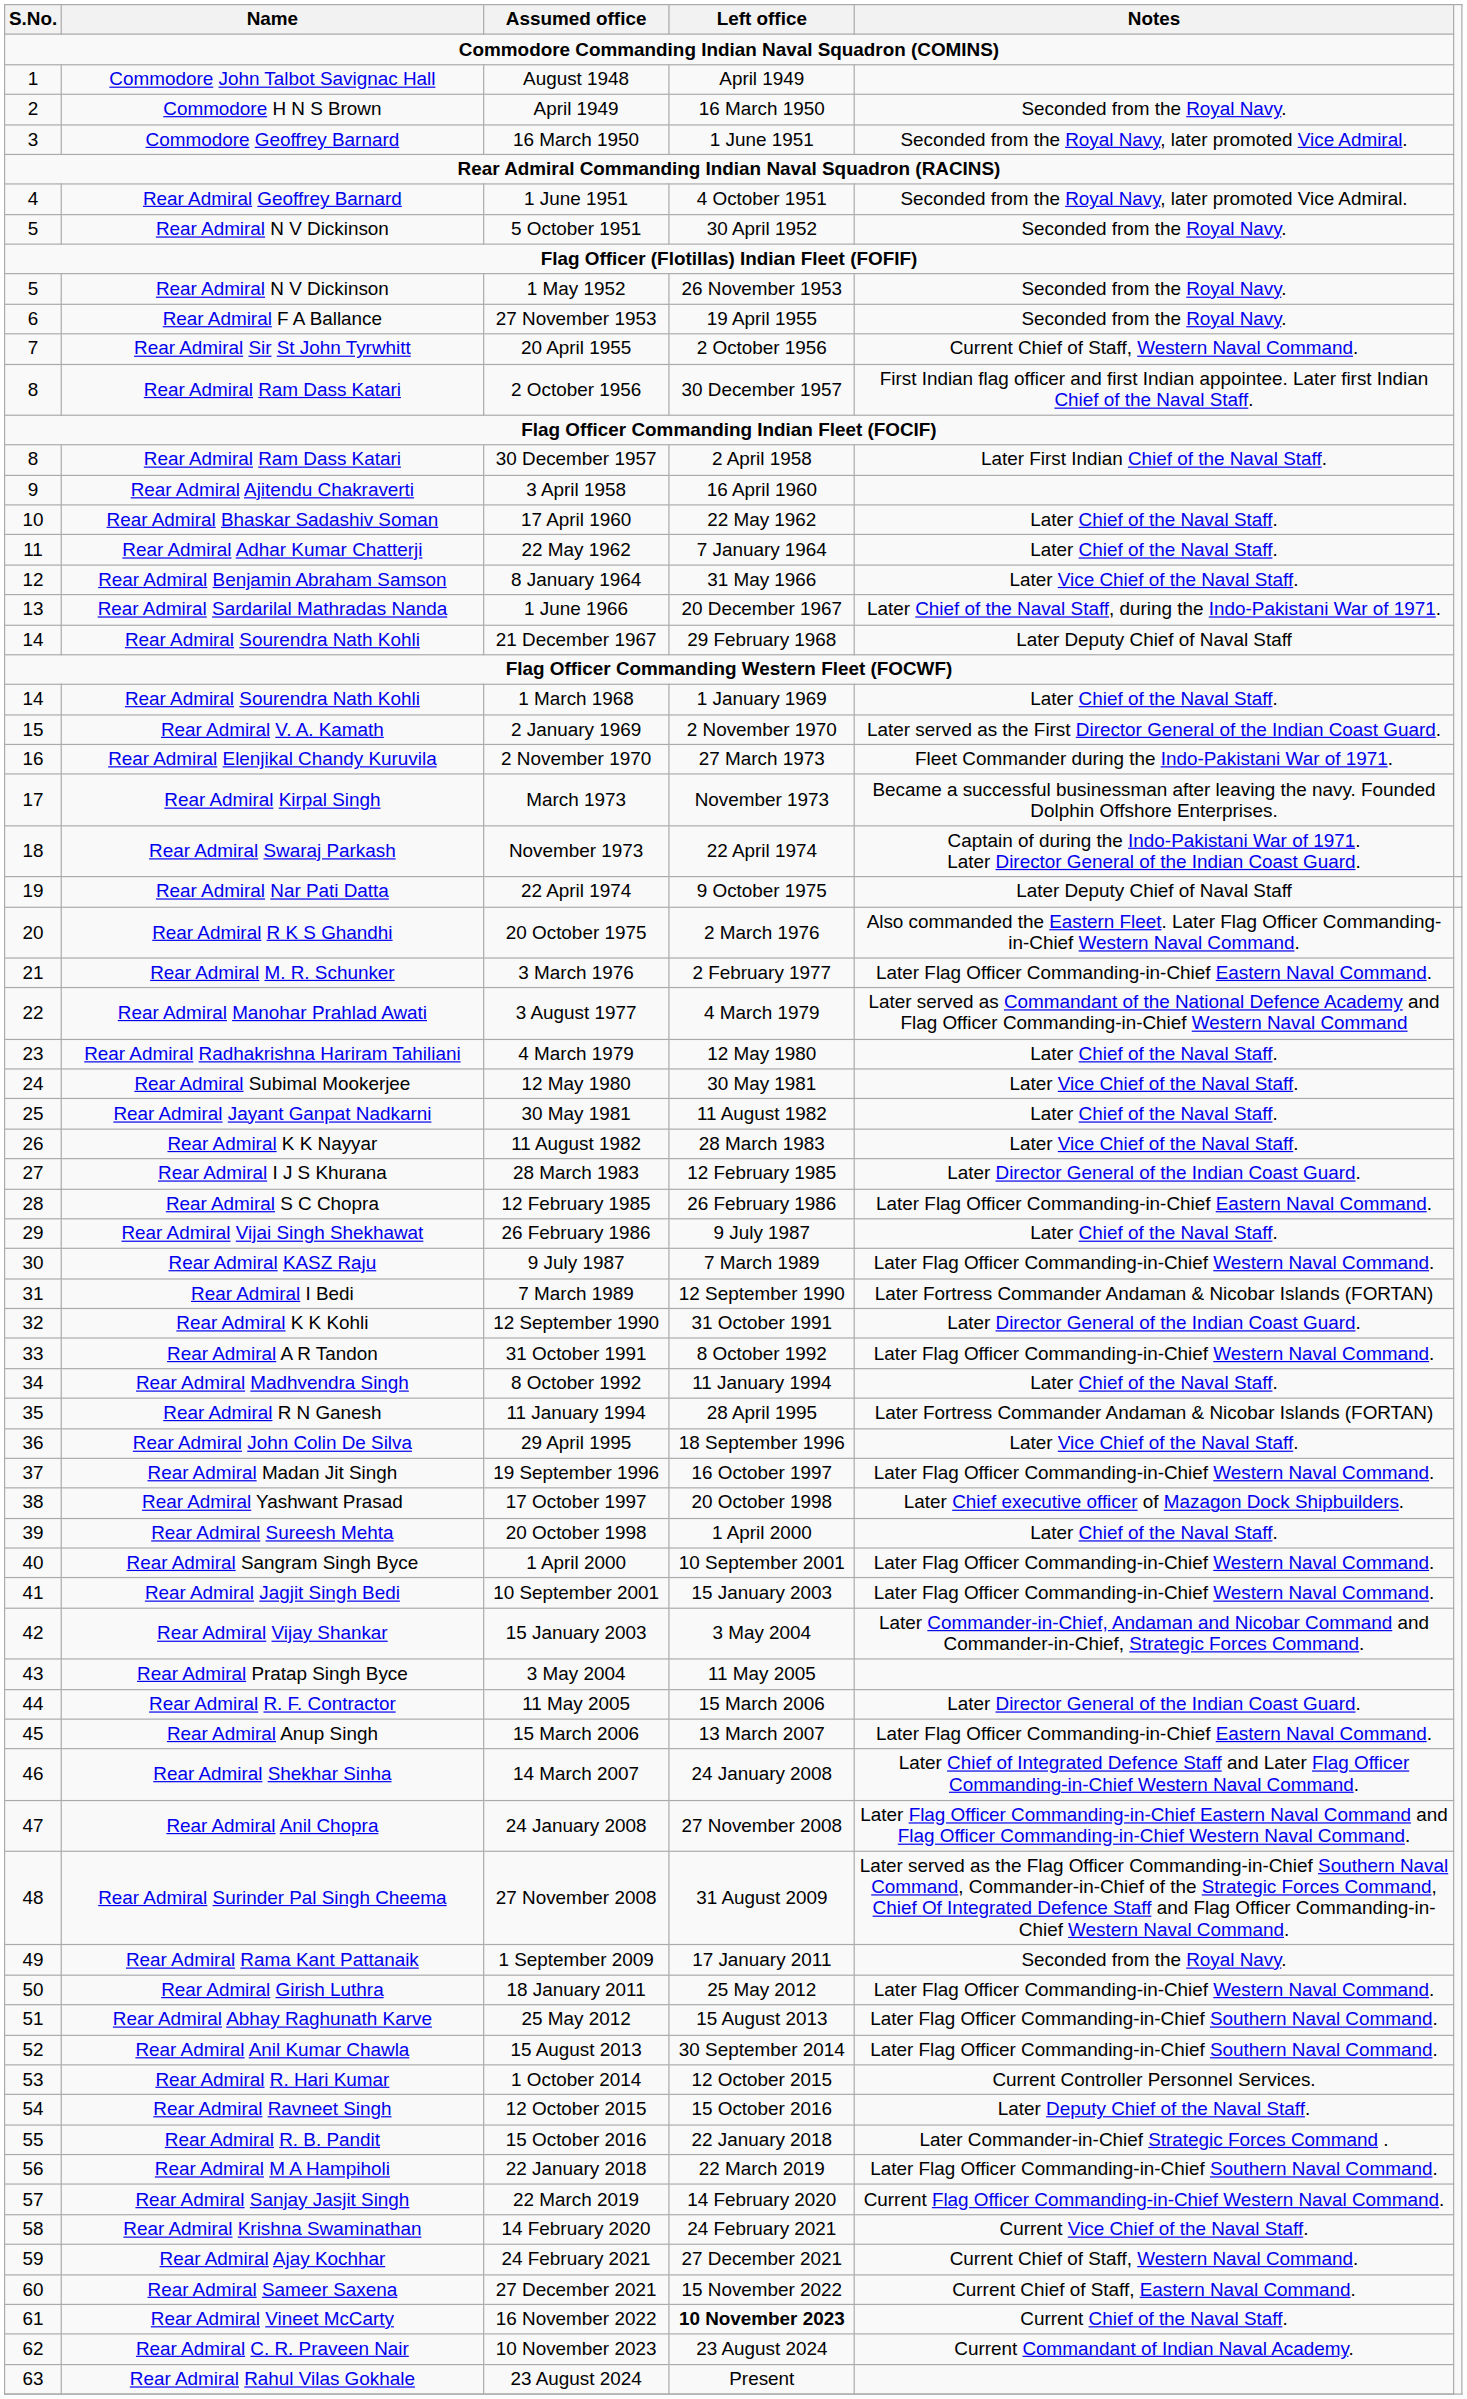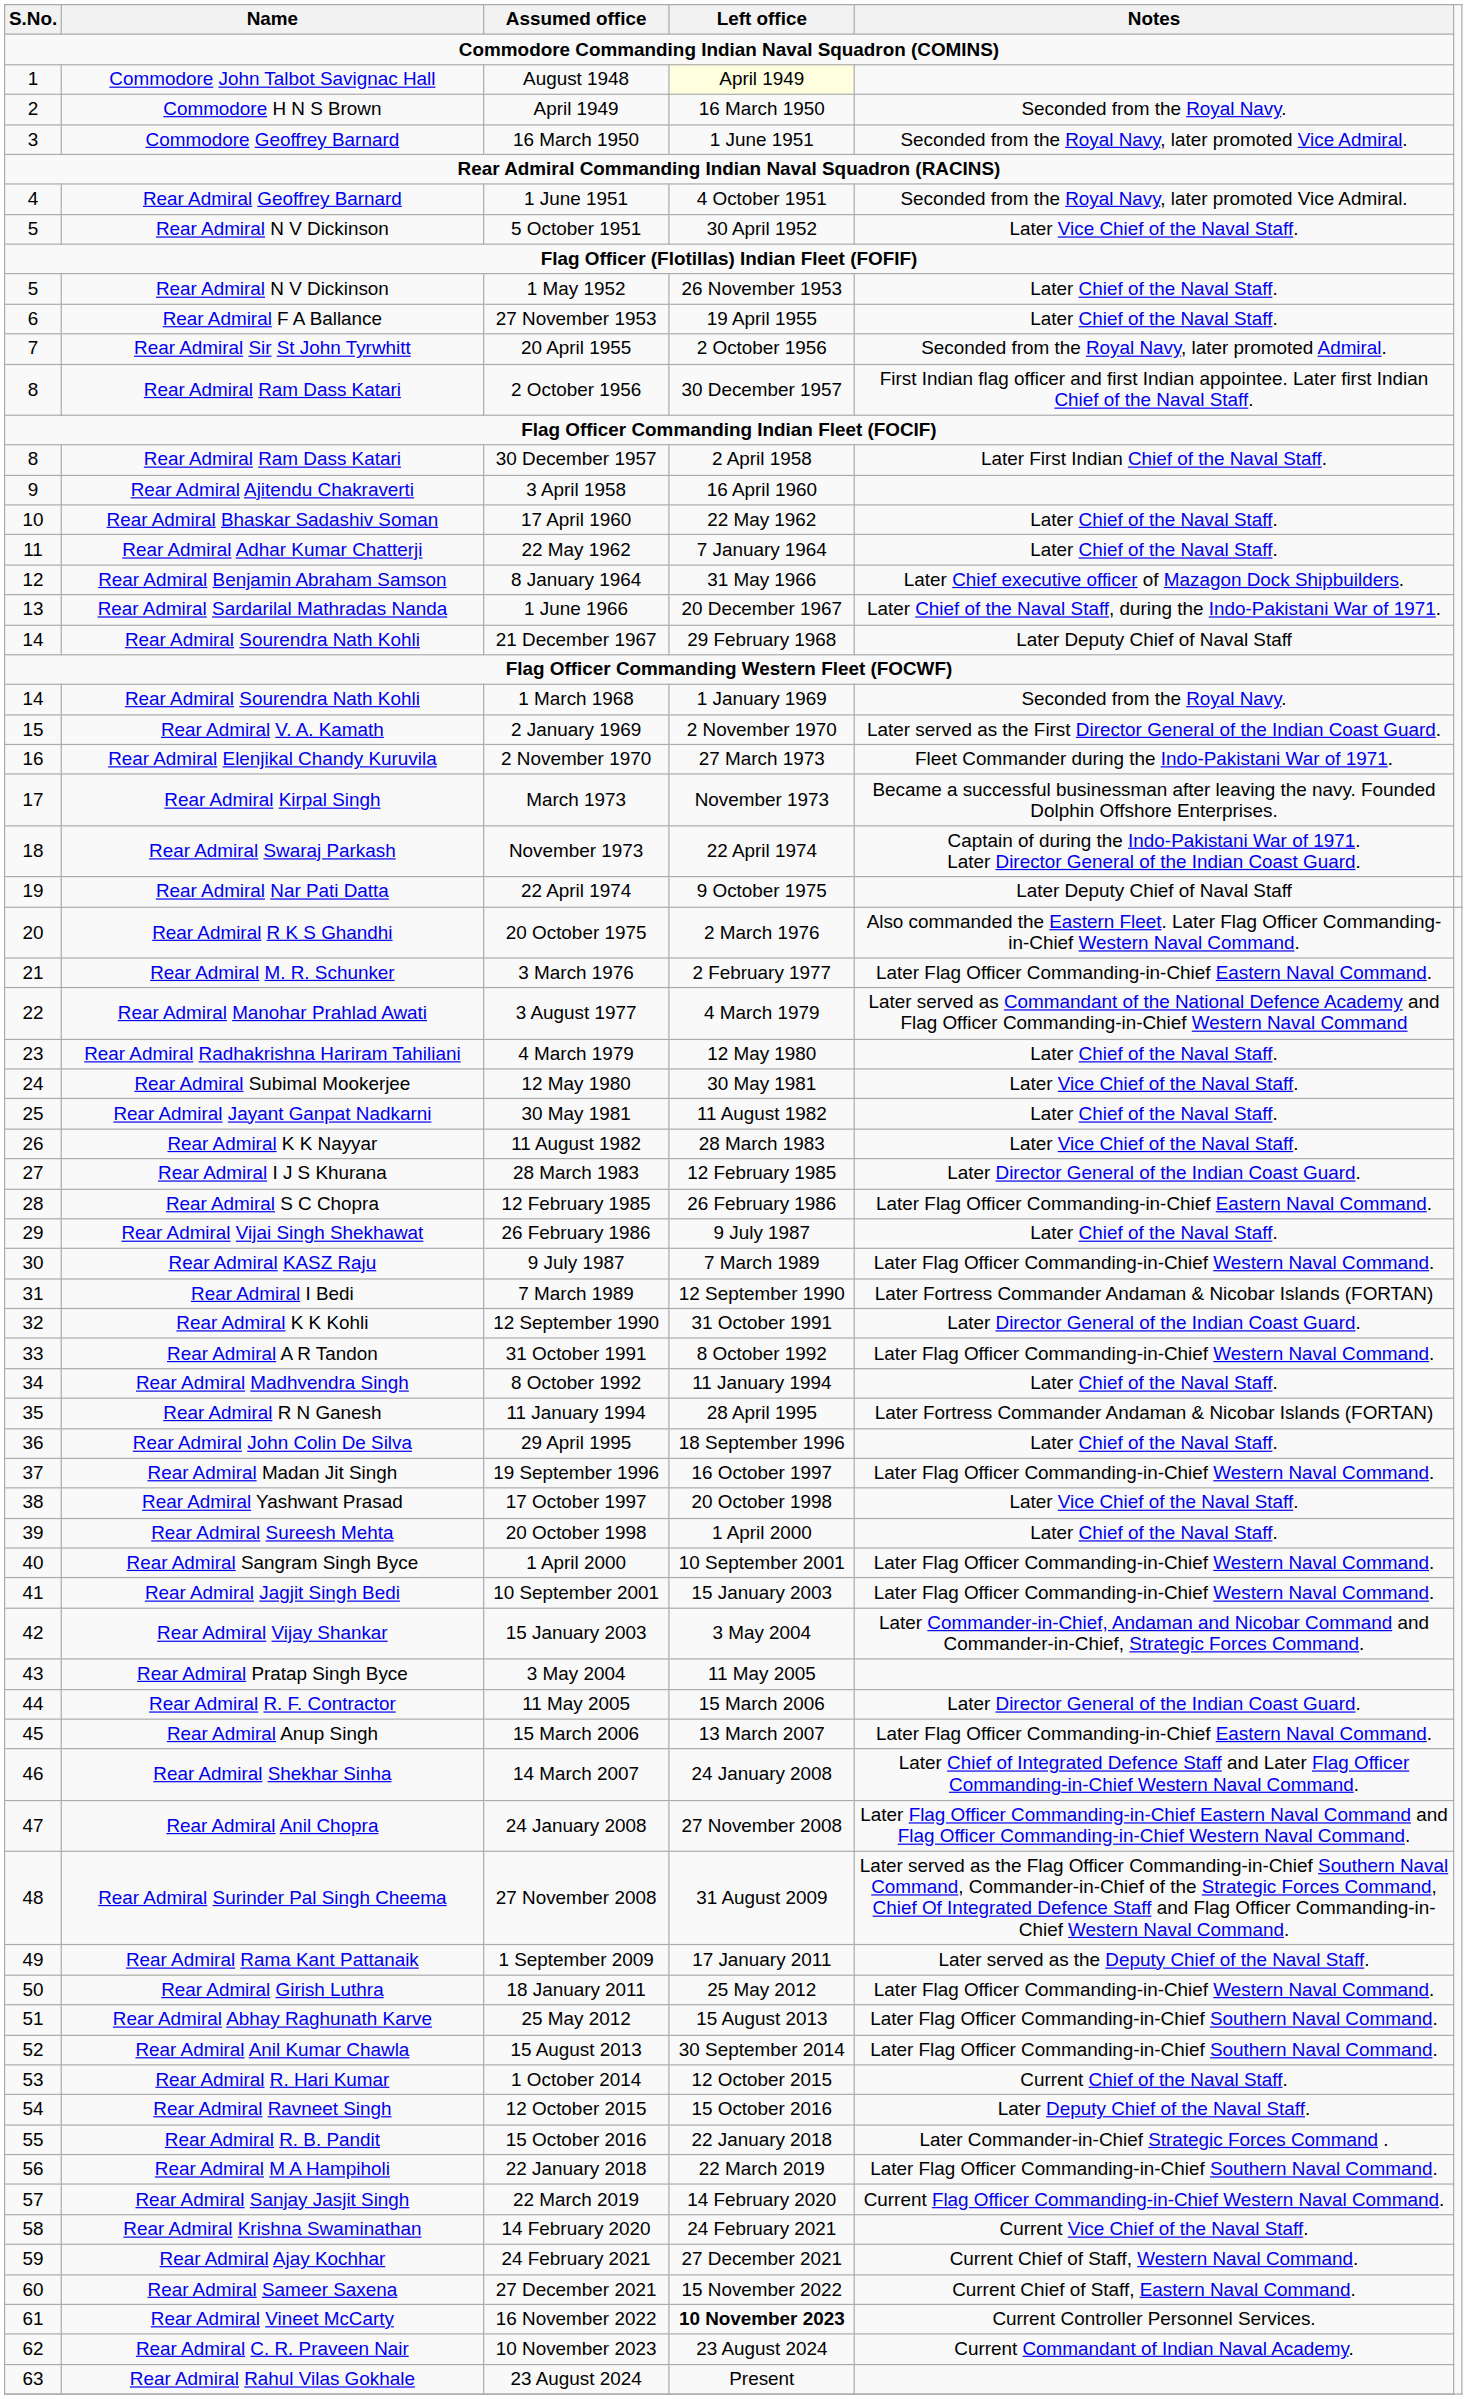(762, 79) no background -> (762, 79) lightyellow background
(1154, 229) Seconded from the Royal Navy. -> (1154, 229) Later Vice Chief of the Naval Staff.
(1154, 288) Seconded from the Royal Navy. -> (1154, 288) Later Chief of the Naval Staff.
(1154, 318) Seconded from the Royal Navy. -> (1154, 318) Later Chief of the Naval Staff.
(1154, 348) Current Chief of Staff, Western Naval Command. -> (1154, 348) Seconded from the Royal Navy, later promoted Admiral.
(1154, 579) Later Vice Chief of the Naval Staff. -> (1154, 579) Later Chief executive officer of Mazagon Dock Shipbuilders.
(1154, 699) Later Chief of the Naval Staff. -> (1154, 699) Seconded from the Royal Navy.
(1154, 1443) Later Vice Chief of the Naval Staff. -> (1154, 1443) Later Chief of the Naval Staff.
(1154, 1503) Later Chief executive officer of Mazagon Dock Shipbuilders. -> (1154, 1503) Later Vice Chief of the Naval Staff.
(1154, 1959) Seconded from the Royal Navy. -> (1154, 1959) Later served as the Deputy Chief of the Naval Staff.
(1154, 2079) Current Controller Personnel Services. -> (1154, 2079) Current Chief of the Naval Staff.
(1154, 2319) Current Chief of the Naval Staff. -> (1154, 2319) Current Controller Personnel Services.
